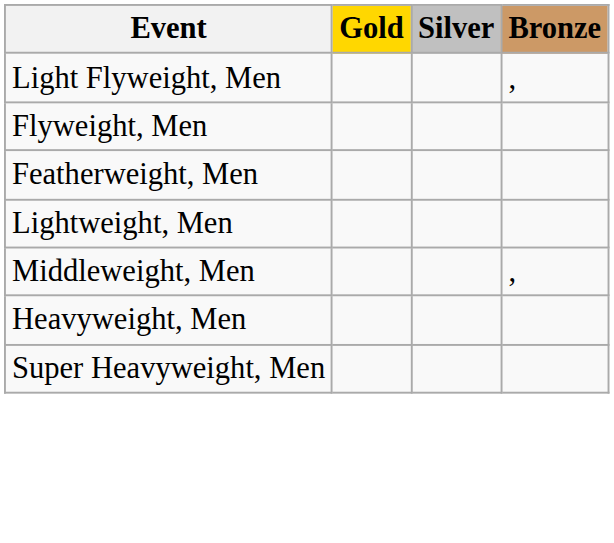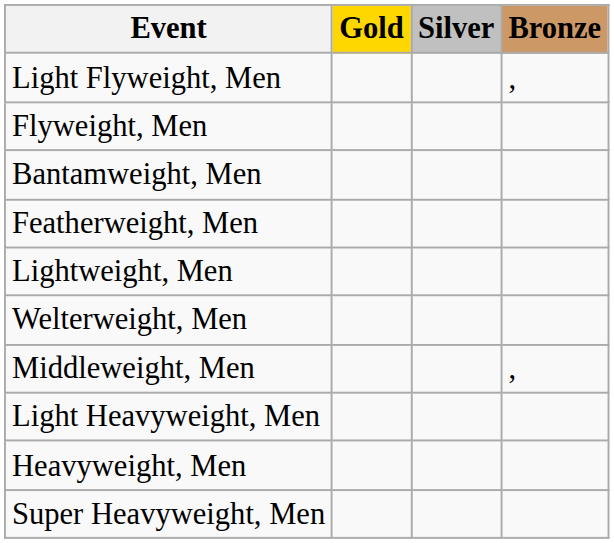+ row: (137, 174)
+ row: (130, 319)
+ row: (166, 416)
